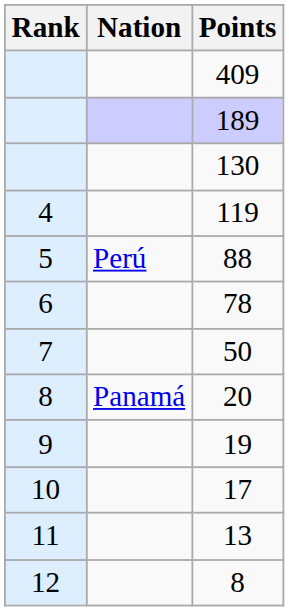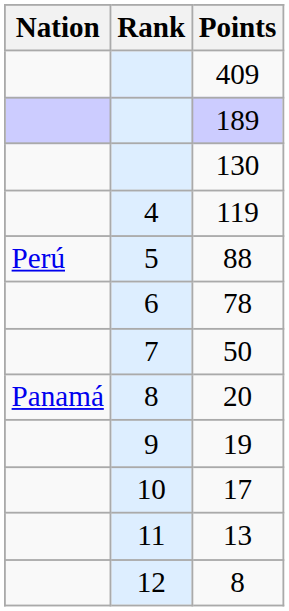columns swapped: (46, 27) <-> (139, 27)
